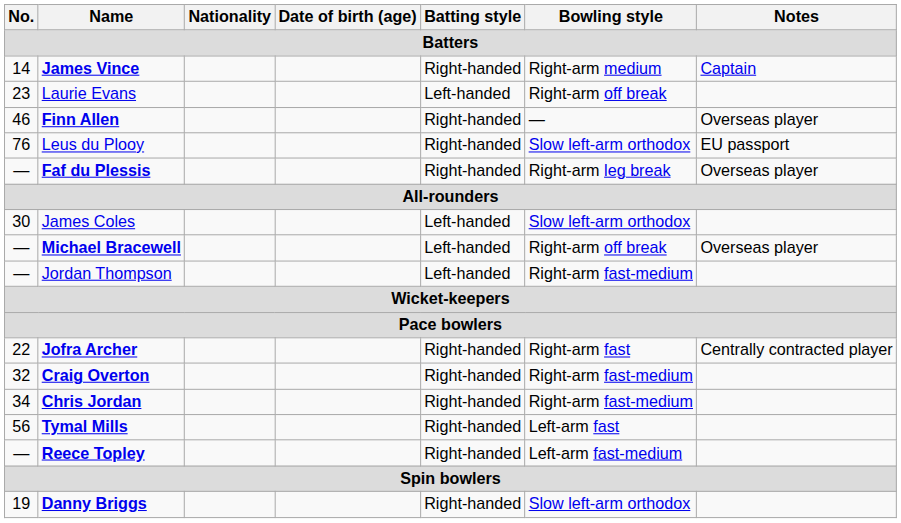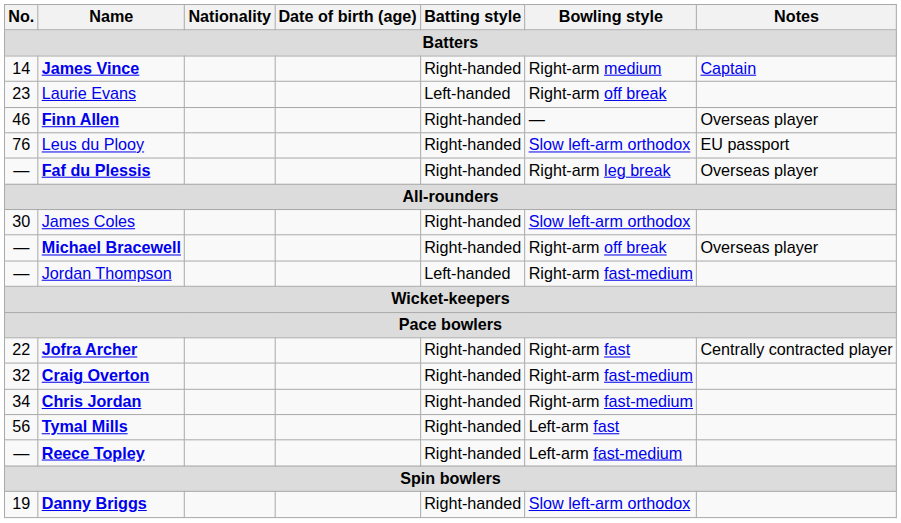(467, 222) Left-handed -> (473, 222) Right-handed
(467, 247) Left-handed -> (473, 247) Right-handed
